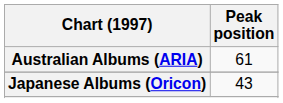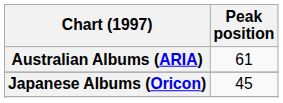(244, 84) 43 -> (244, 84) 45
